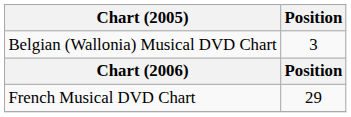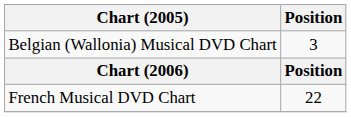(313, 97) 29 -> (313, 97) 22
